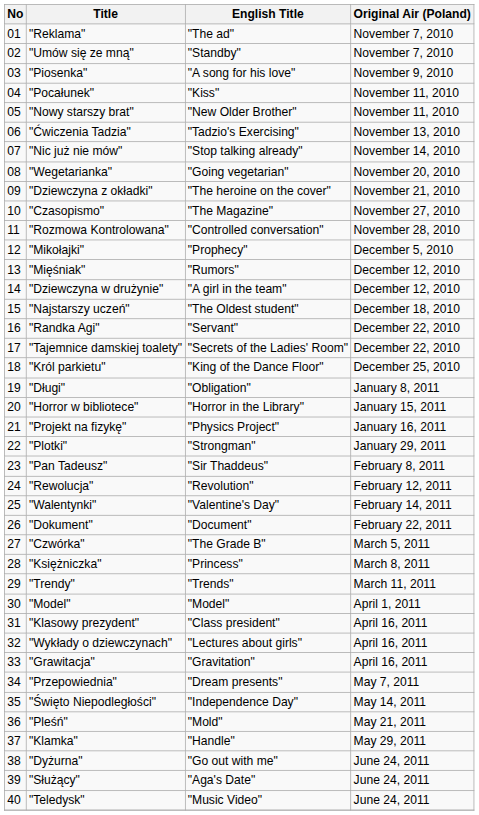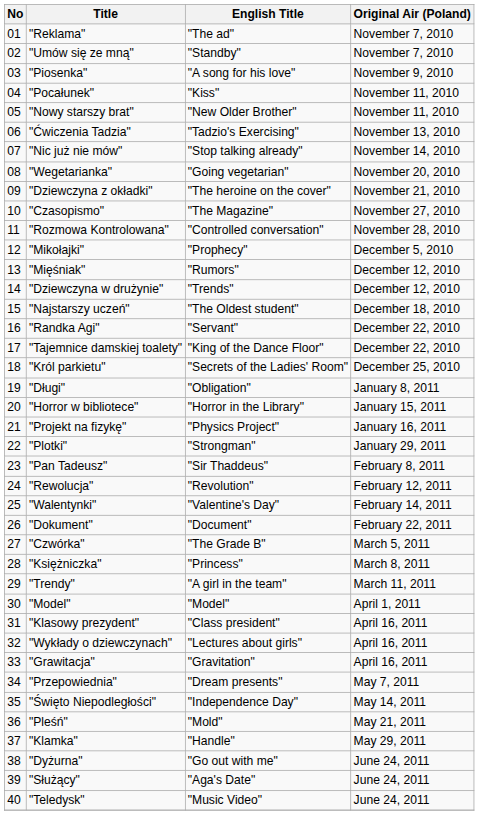(237, 288) "A girl in the team" -> (211, 288) "Trends"
(268, 347) "Secrets of the Ladies' Room" -> (256, 347) "King of the Dance Floor"
(256, 367) "King of the Dance Floor" -> (268, 367) "Secrets of the Ladies' Room"
(211, 583) "Trends" -> (237, 583) "A girl in the team"
